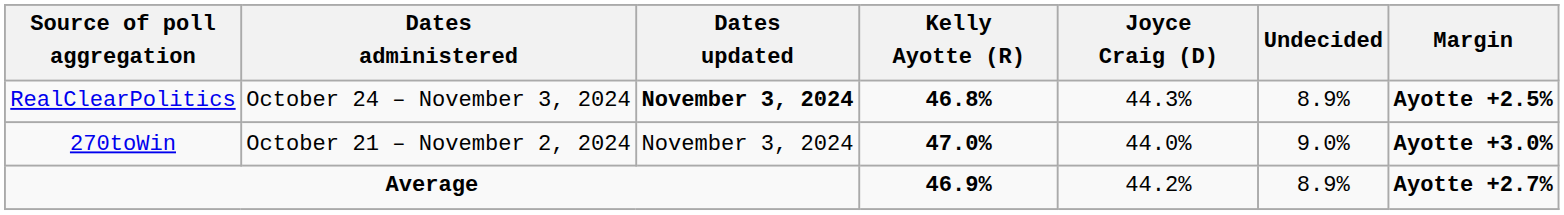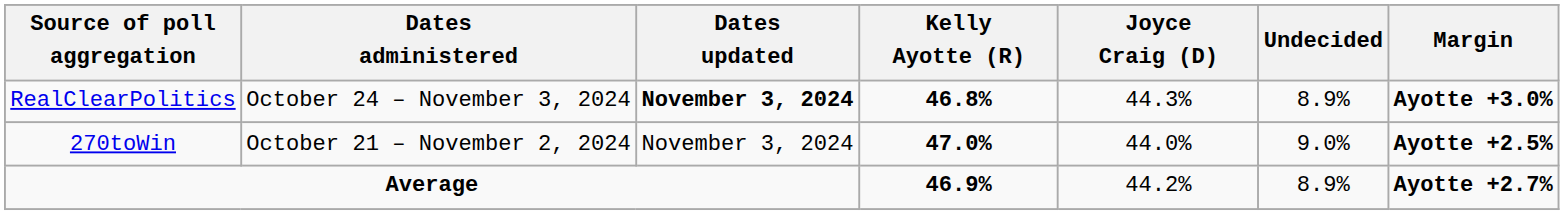(1473, 100) Ayotte +2.5% -> (1473, 100) Ayotte +3.0%
(1473, 143) Ayotte +3.0% -> (1473, 143) Ayotte +2.5%
